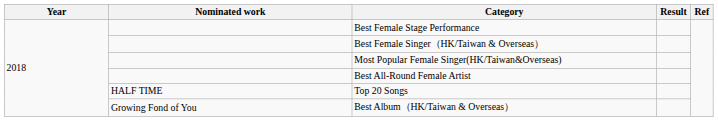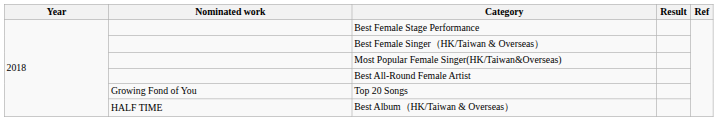(137, 91) HALF TIME -> (154, 91) Growing Fond of You
(154, 107) Growing Fond of You -> (137, 107) HALF TIME
